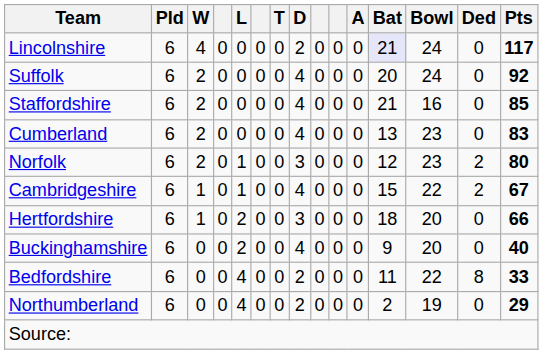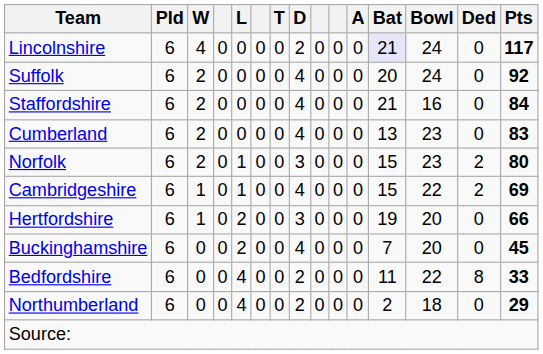(519, 104) 85 -> (519, 104) 84
(387, 162) 12 -> (387, 162) 15
(519, 190) 67 -> (519, 190) 69
(387, 219) 18 -> (387, 219) 19
(387, 248) 9 -> (387, 248) 7
(519, 248) 40 -> (519, 248) 45
(432, 305) 19 -> (432, 305) 18
